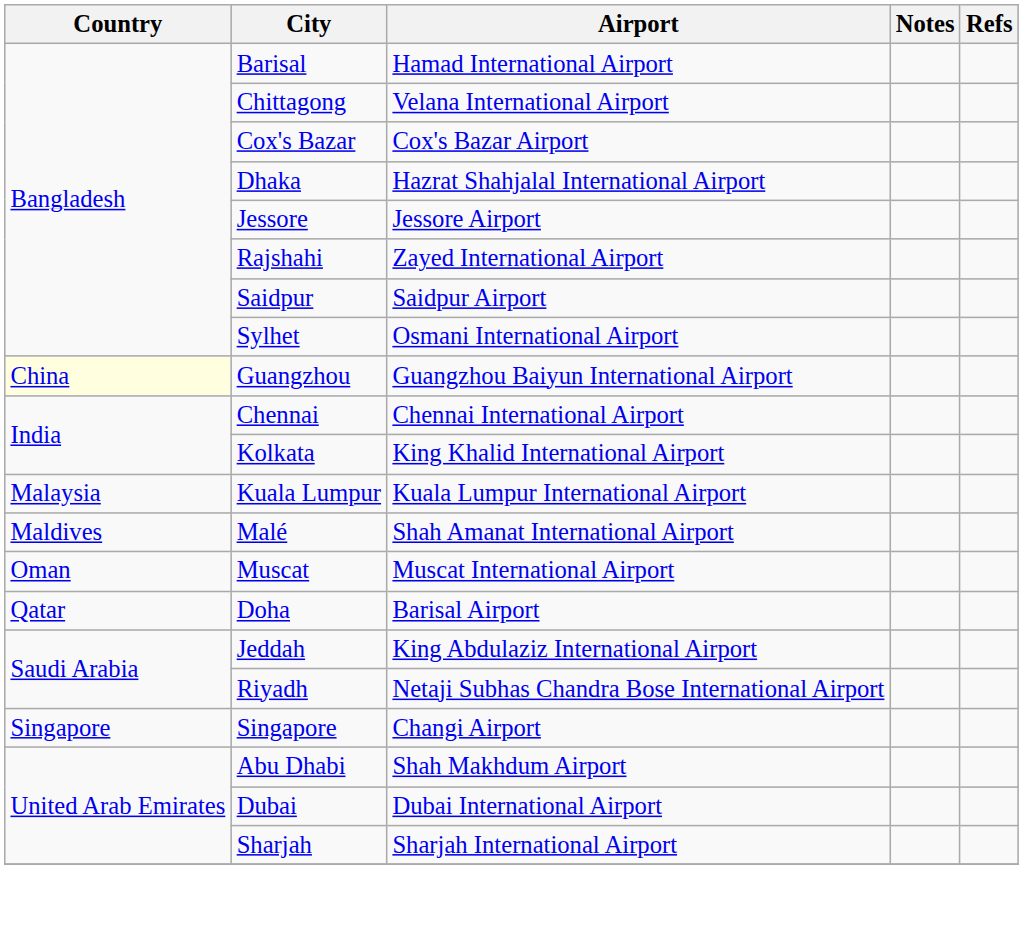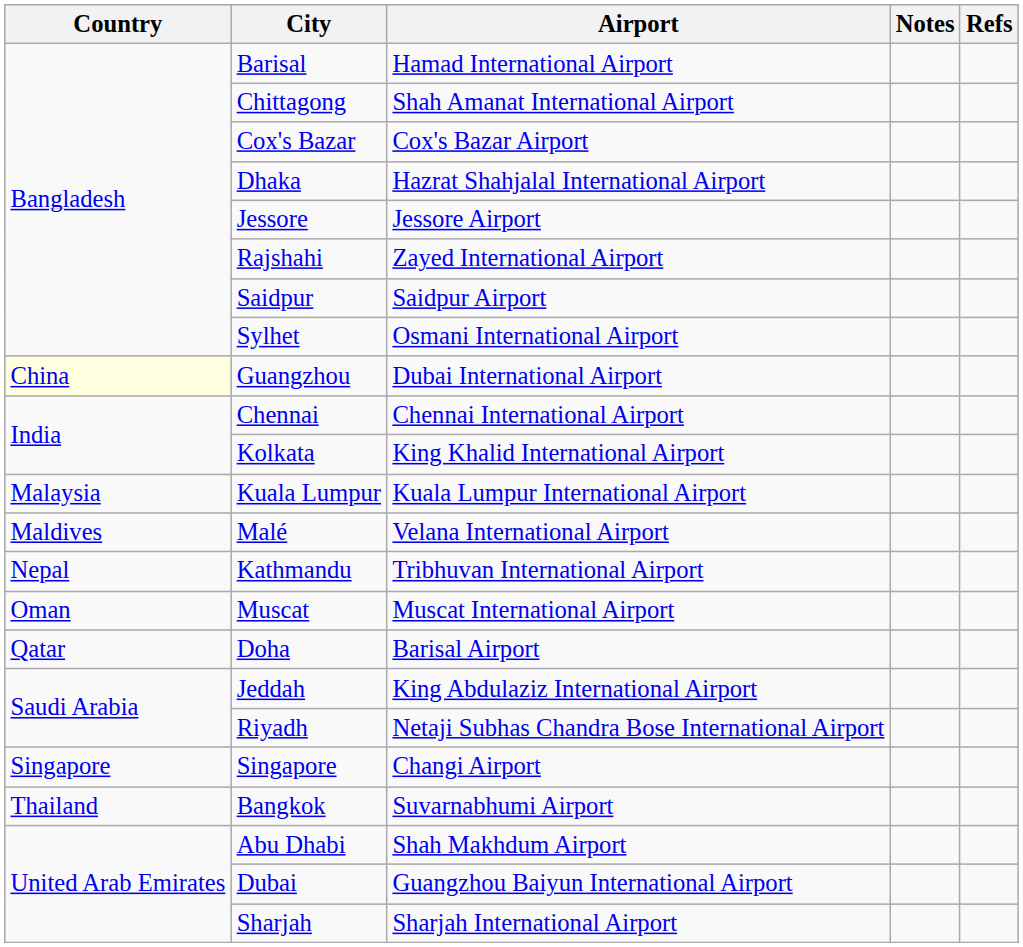(531, 102) Velana International Airport -> (563, 102) Shah Amanat International Airport
(593, 375) Guangzhou Baiyun International Airport -> (527, 375) Dubai International Airport
(563, 532) Shah Amanat International Airport -> (531, 532) Velana International Airport
+ row: (294, 571)
+ row: (281, 805)
(527, 805) Dubai International Airport -> (593, 883) Guangzhou Baiyun International Airport
